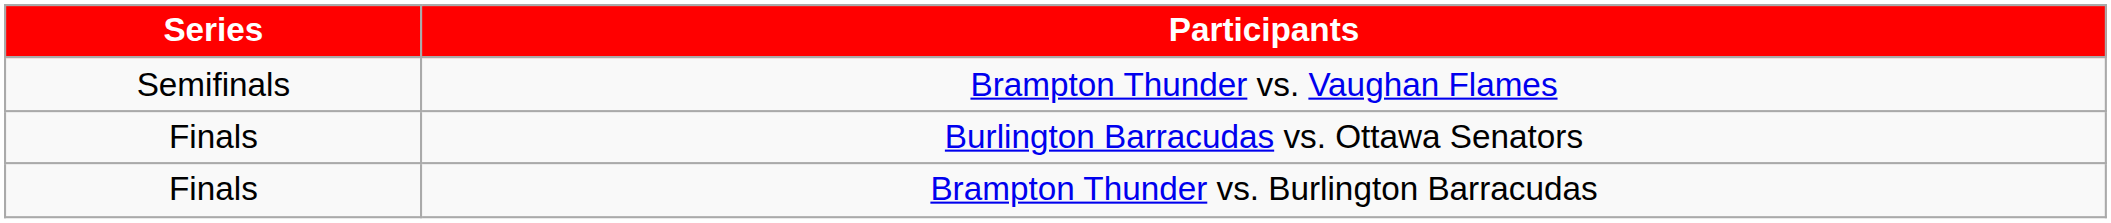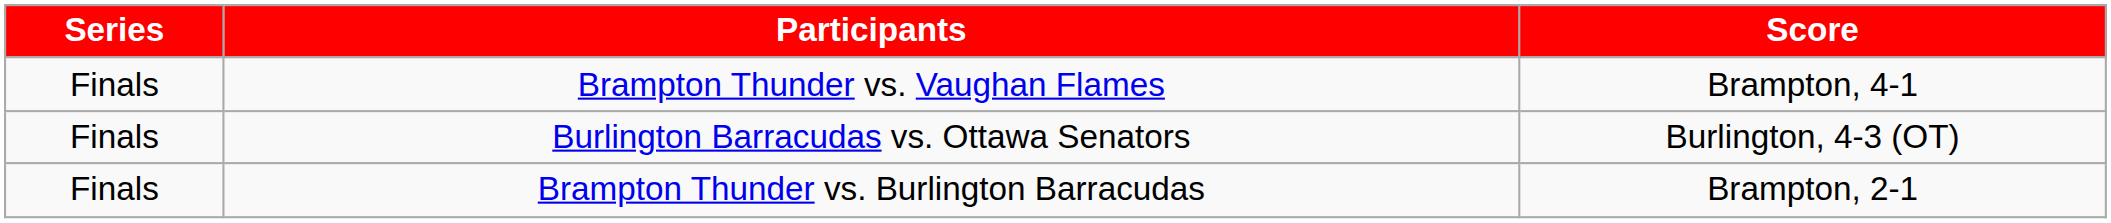+ column: (1813, 30)
(213, 83) Semifinals -> (114, 83) Finals
